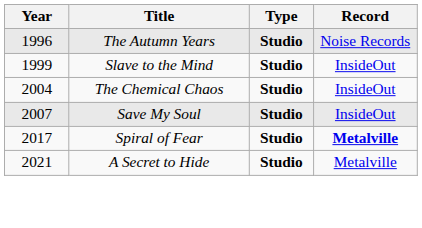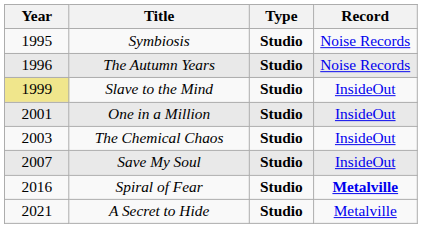+ row: (159, 41)
(37, 65) no background -> (37, 89) khaki background
+ row: (159, 114)
(37, 89) 2004 -> (37, 138) 2003
(37, 138) 2017 -> (37, 187) 2016
